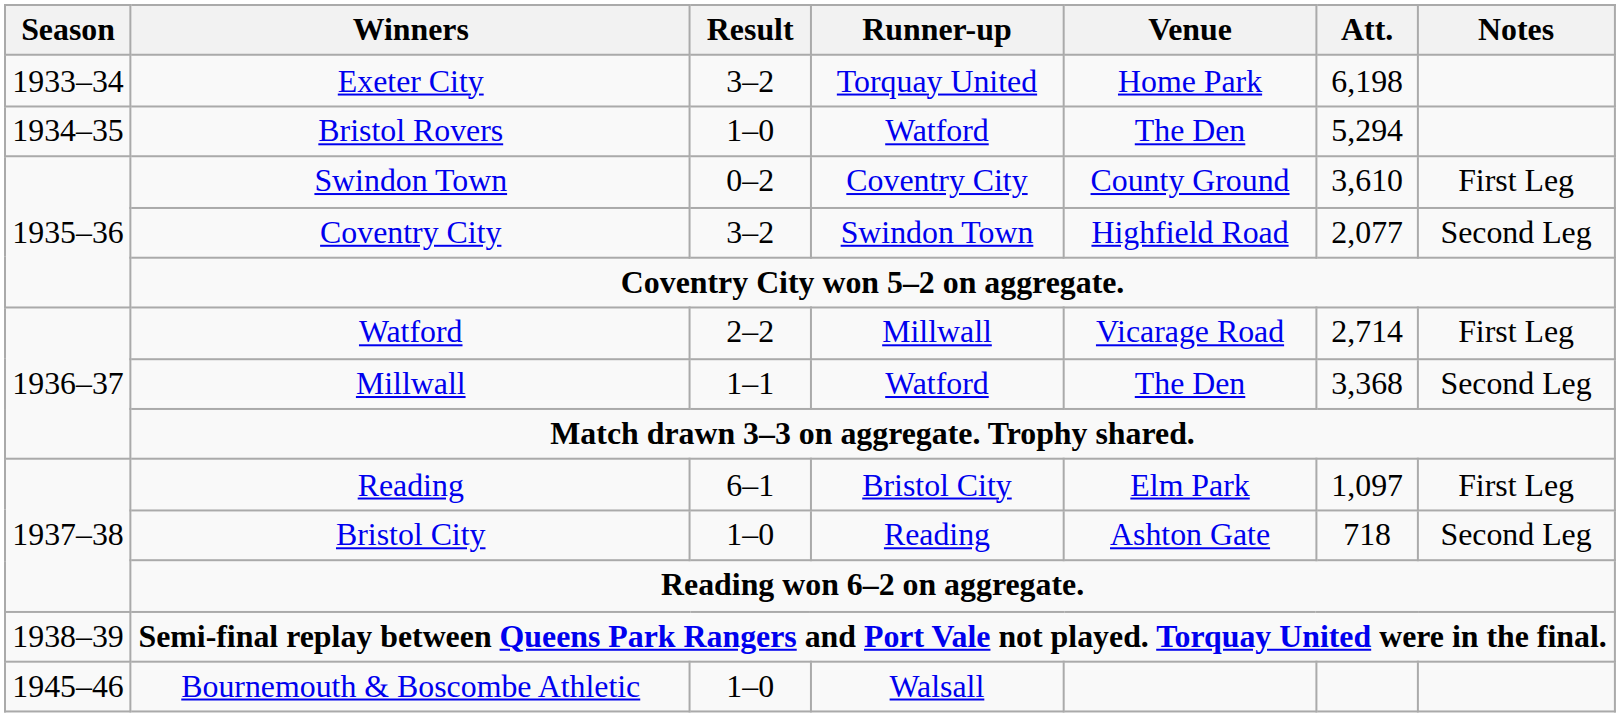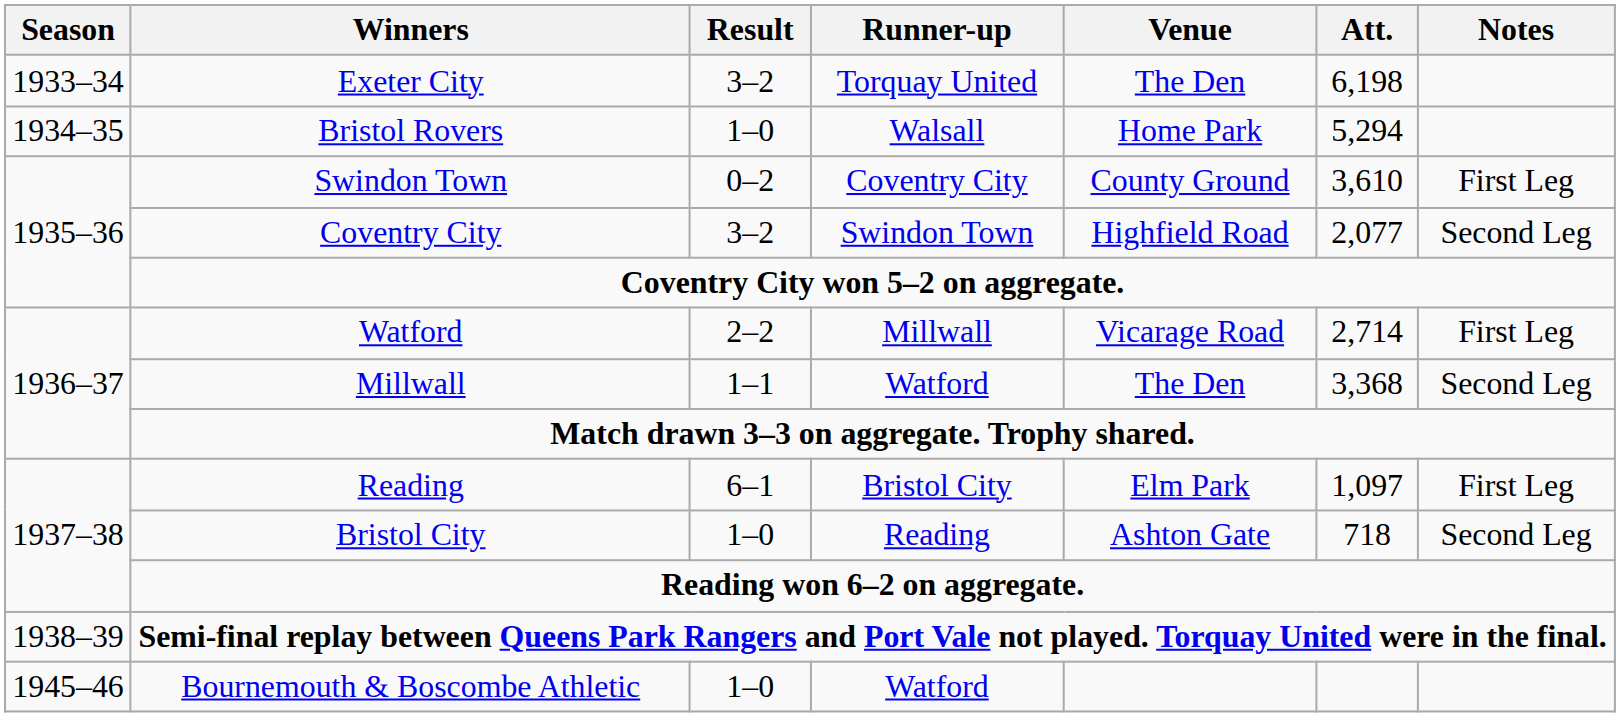(1190, 80) Home Park -> (1190, 80) The Den
(937, 130) Watford -> (937, 130) Walsall
(1190, 130) The Den -> (1190, 130) Home Park
(937, 686) Walsall -> (937, 686) Watford
